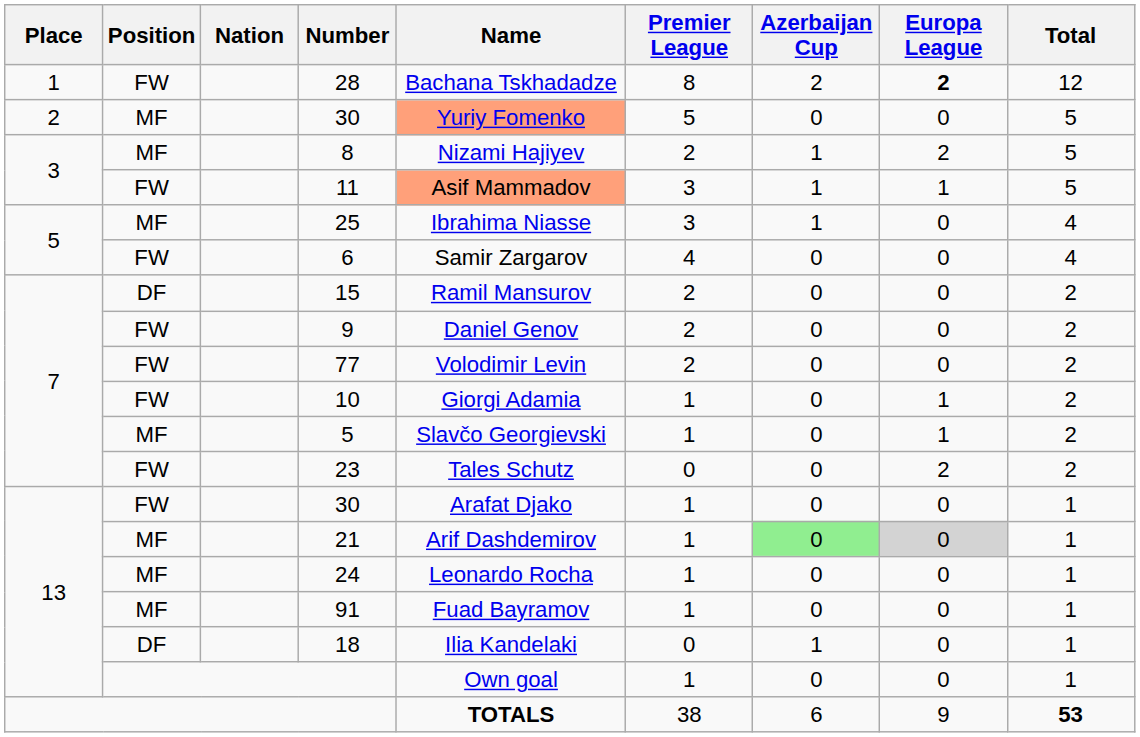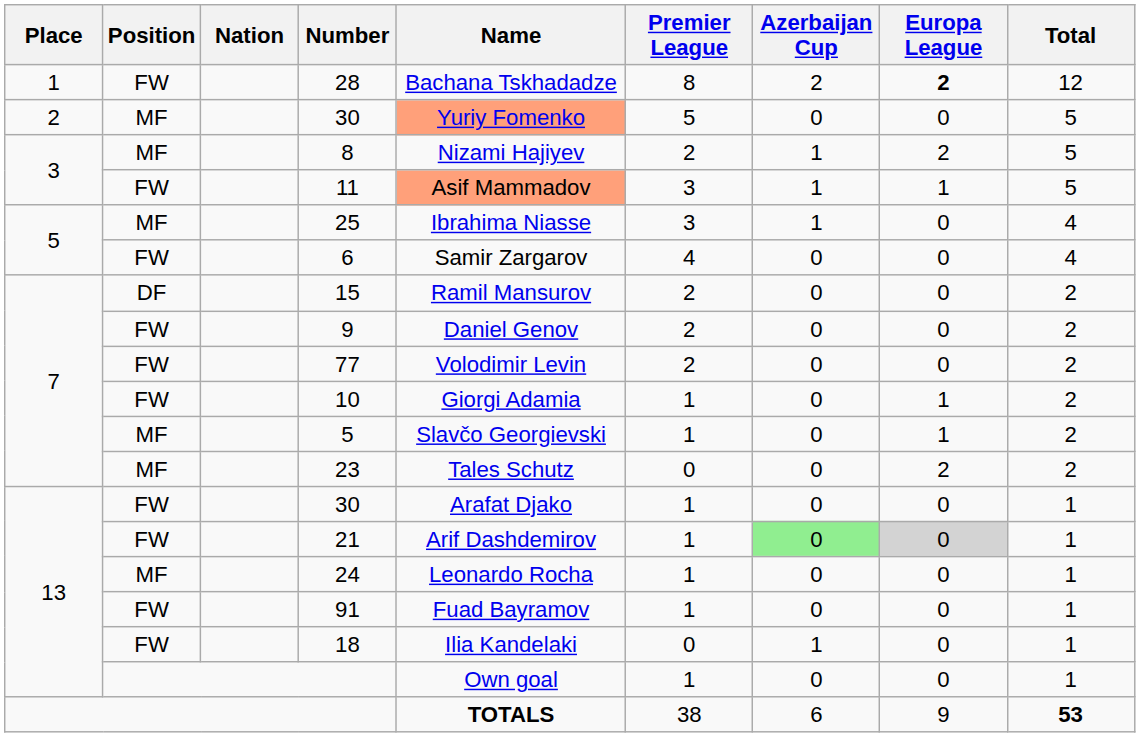(152, 469) FW -> (152, 469) MF
(152, 539) MF -> (152, 539) FW
(152, 609) MF -> (152, 609) FW
(152, 645) DF -> (152, 645) FW
